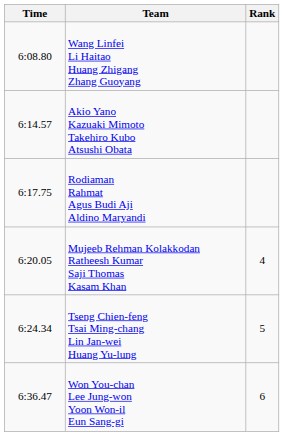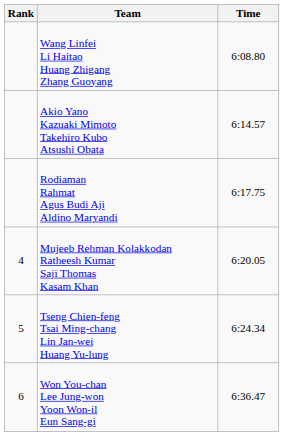columns swapped: (262, 13) <-> (35, 13)
